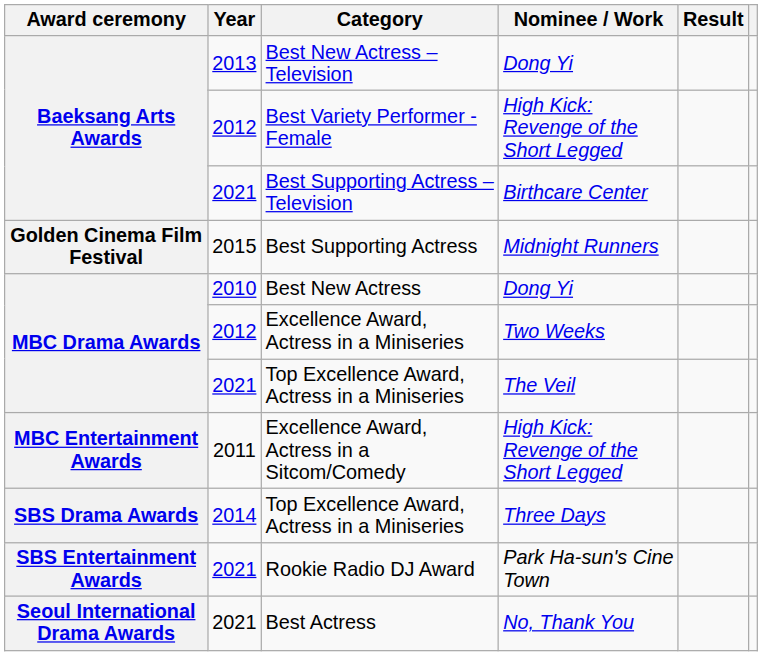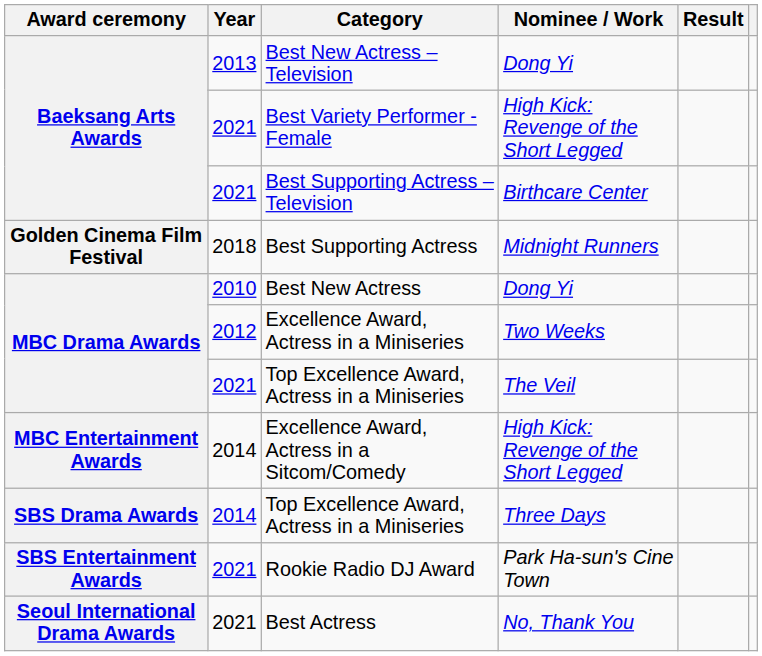(234, 127) 2012 -> (234, 127) 2021
(234, 246) 2015 -> (234, 246) 2018
(234, 450) 2011 -> (234, 450) 2014
